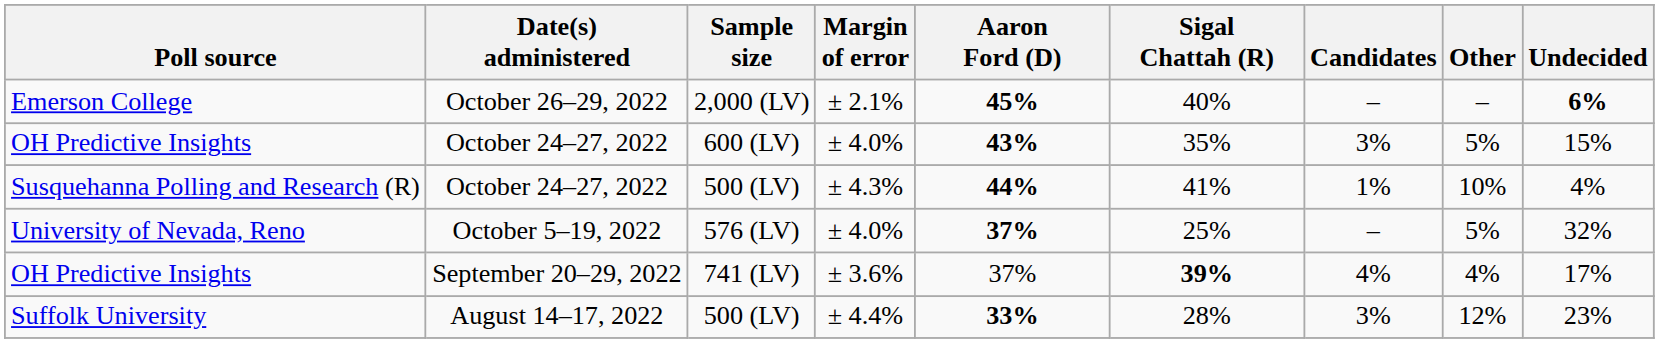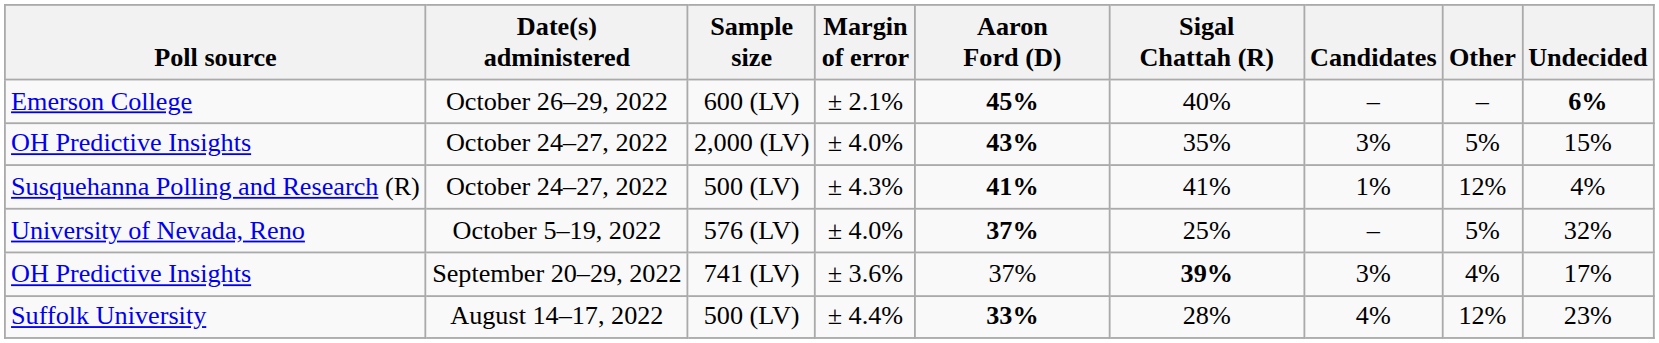(752, 100) 2,000 (LV) -> (752, 100) 600 (LV)
(752, 143) 600 (LV) -> (752, 143) 2,000 (LV)
(1012, 187) 44% -> (1012, 187) 41%
(1482, 187) 10% -> (1482, 187) 12%
(1373, 273) 4% -> (1373, 273) 3%
(1373, 316) 3% -> (1373, 316) 4%
